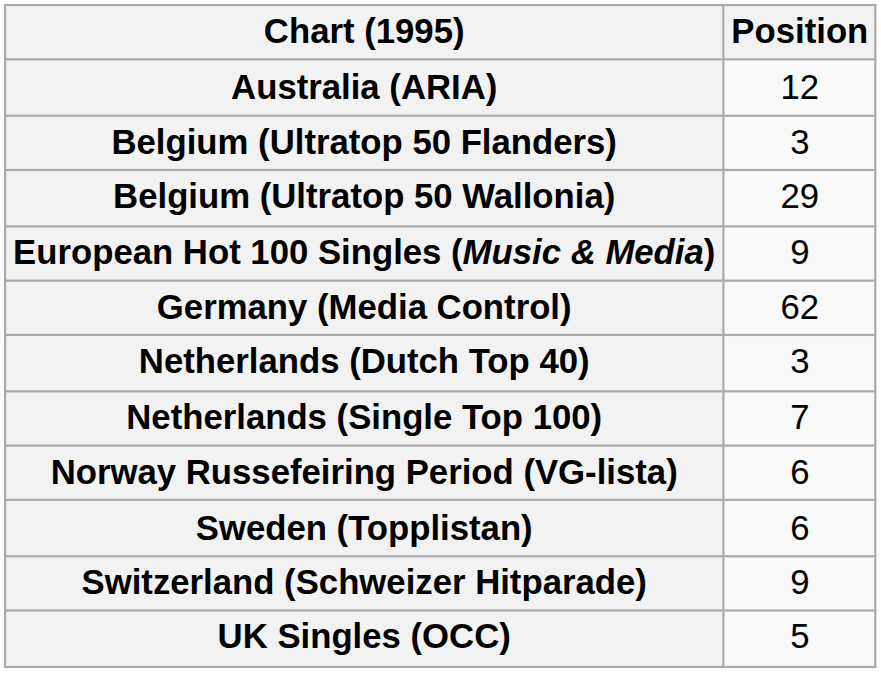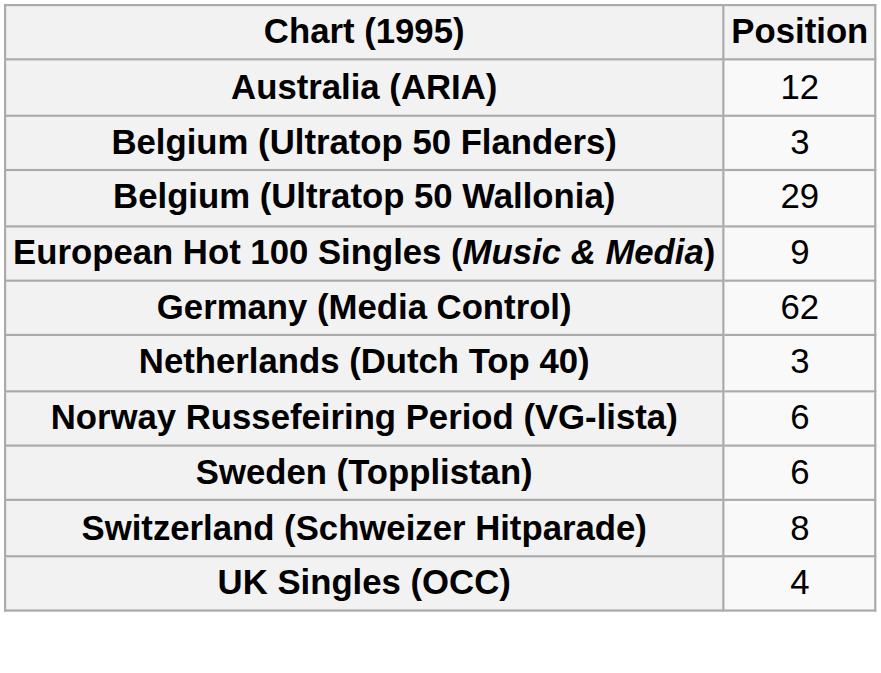- row: (364, 417)
(800, 582) 9 -> (800, 527) 8
(800, 637) 5 -> (800, 582) 4
